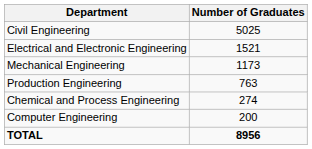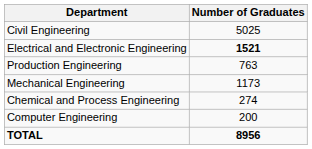(248, 48) normal -> (248, 48) bold
rows swapped: (66, 65) <-> (64, 83)
